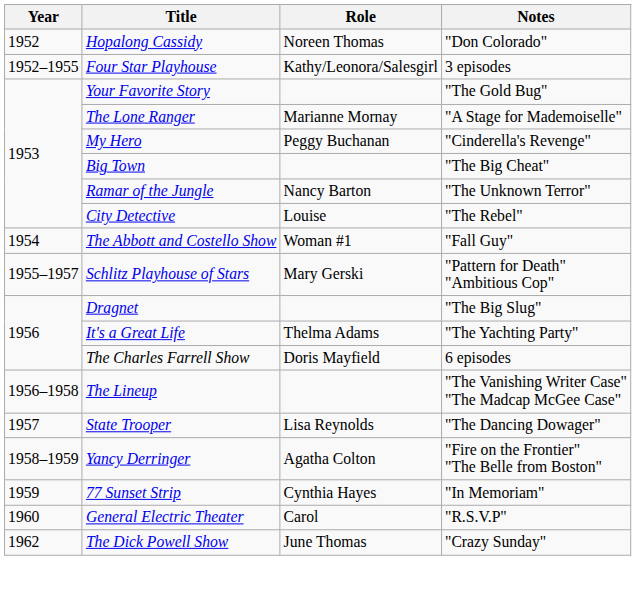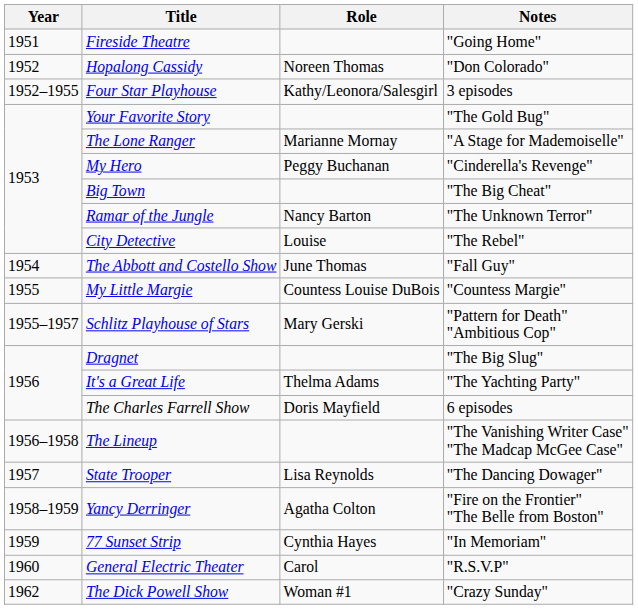+ row: (138, 41)
(318, 240) Woman #1 -> (325, 265) June Thomas
+ row: (139, 290)
(325, 542) June Thomas -> (318, 592) Woman #1
